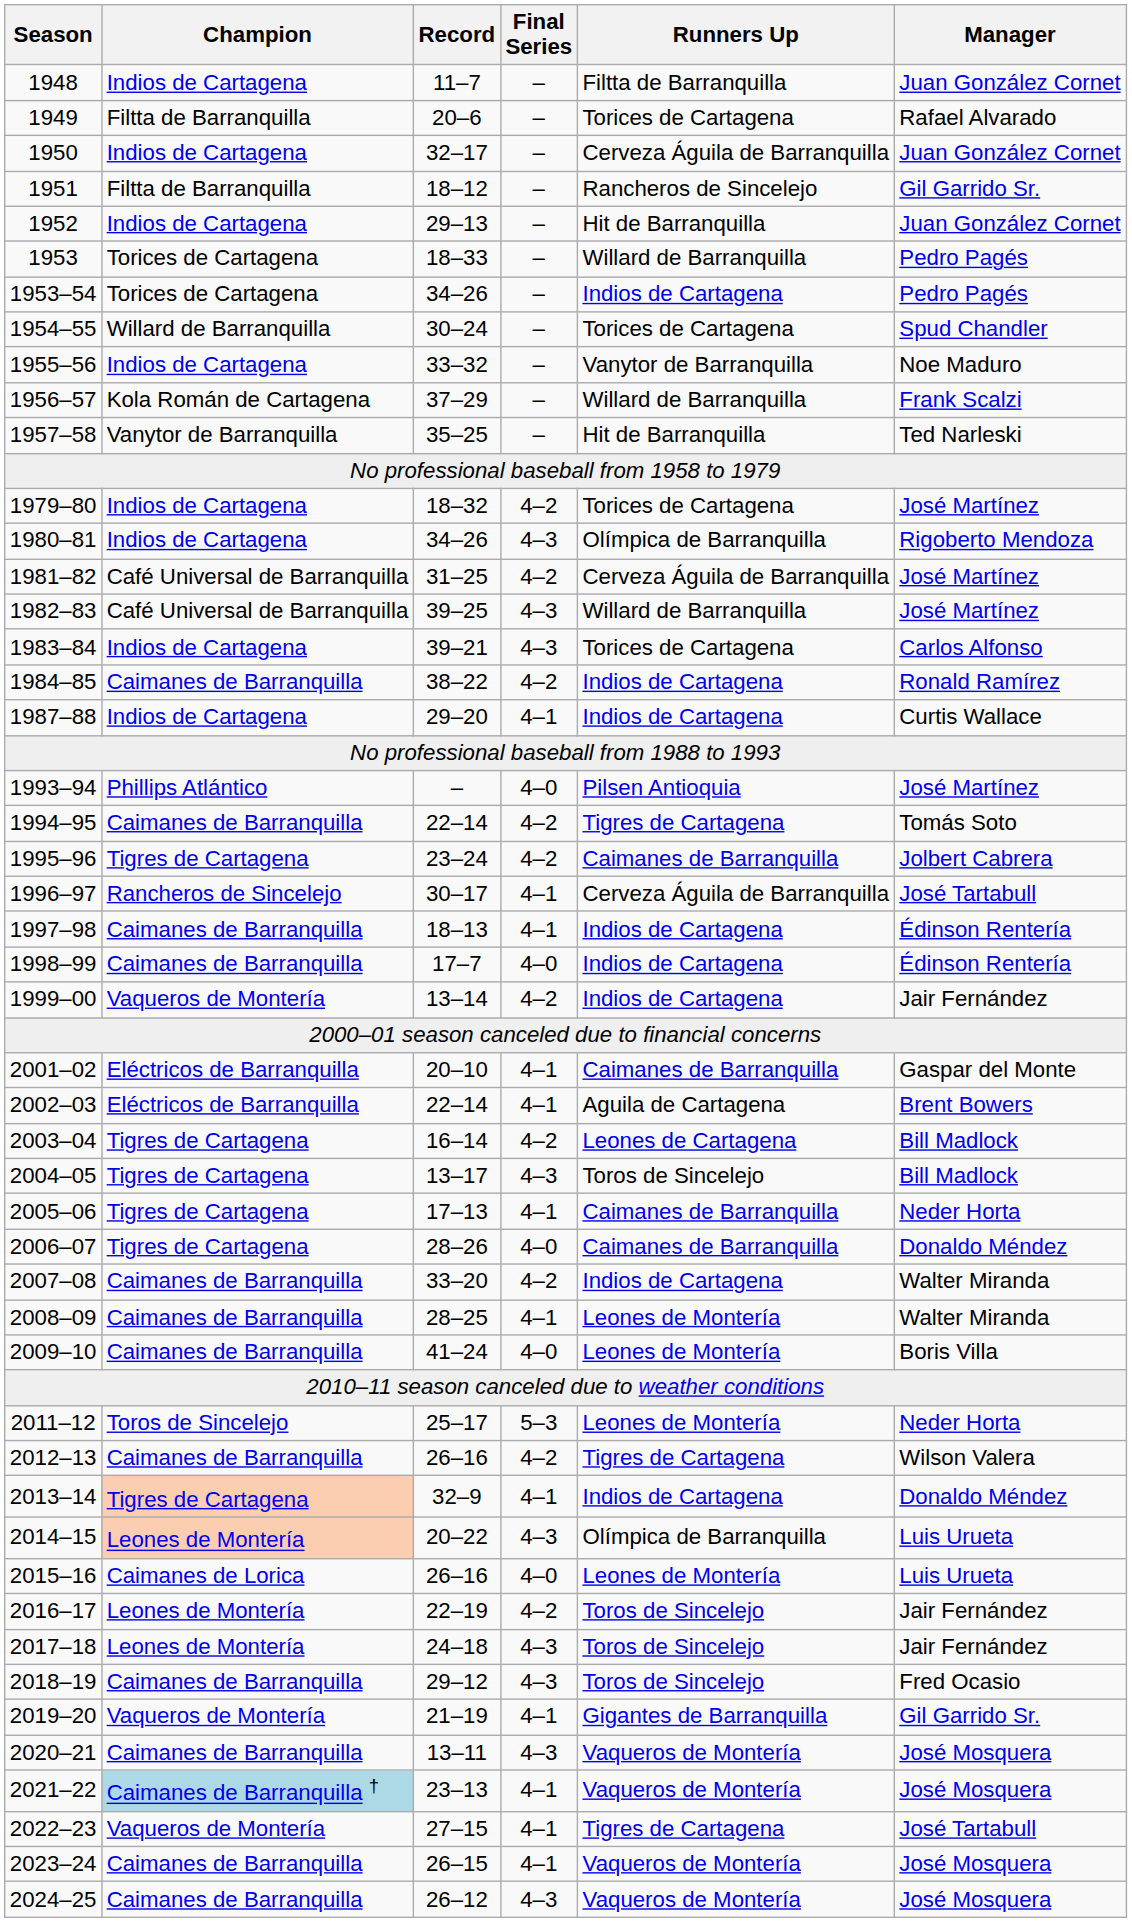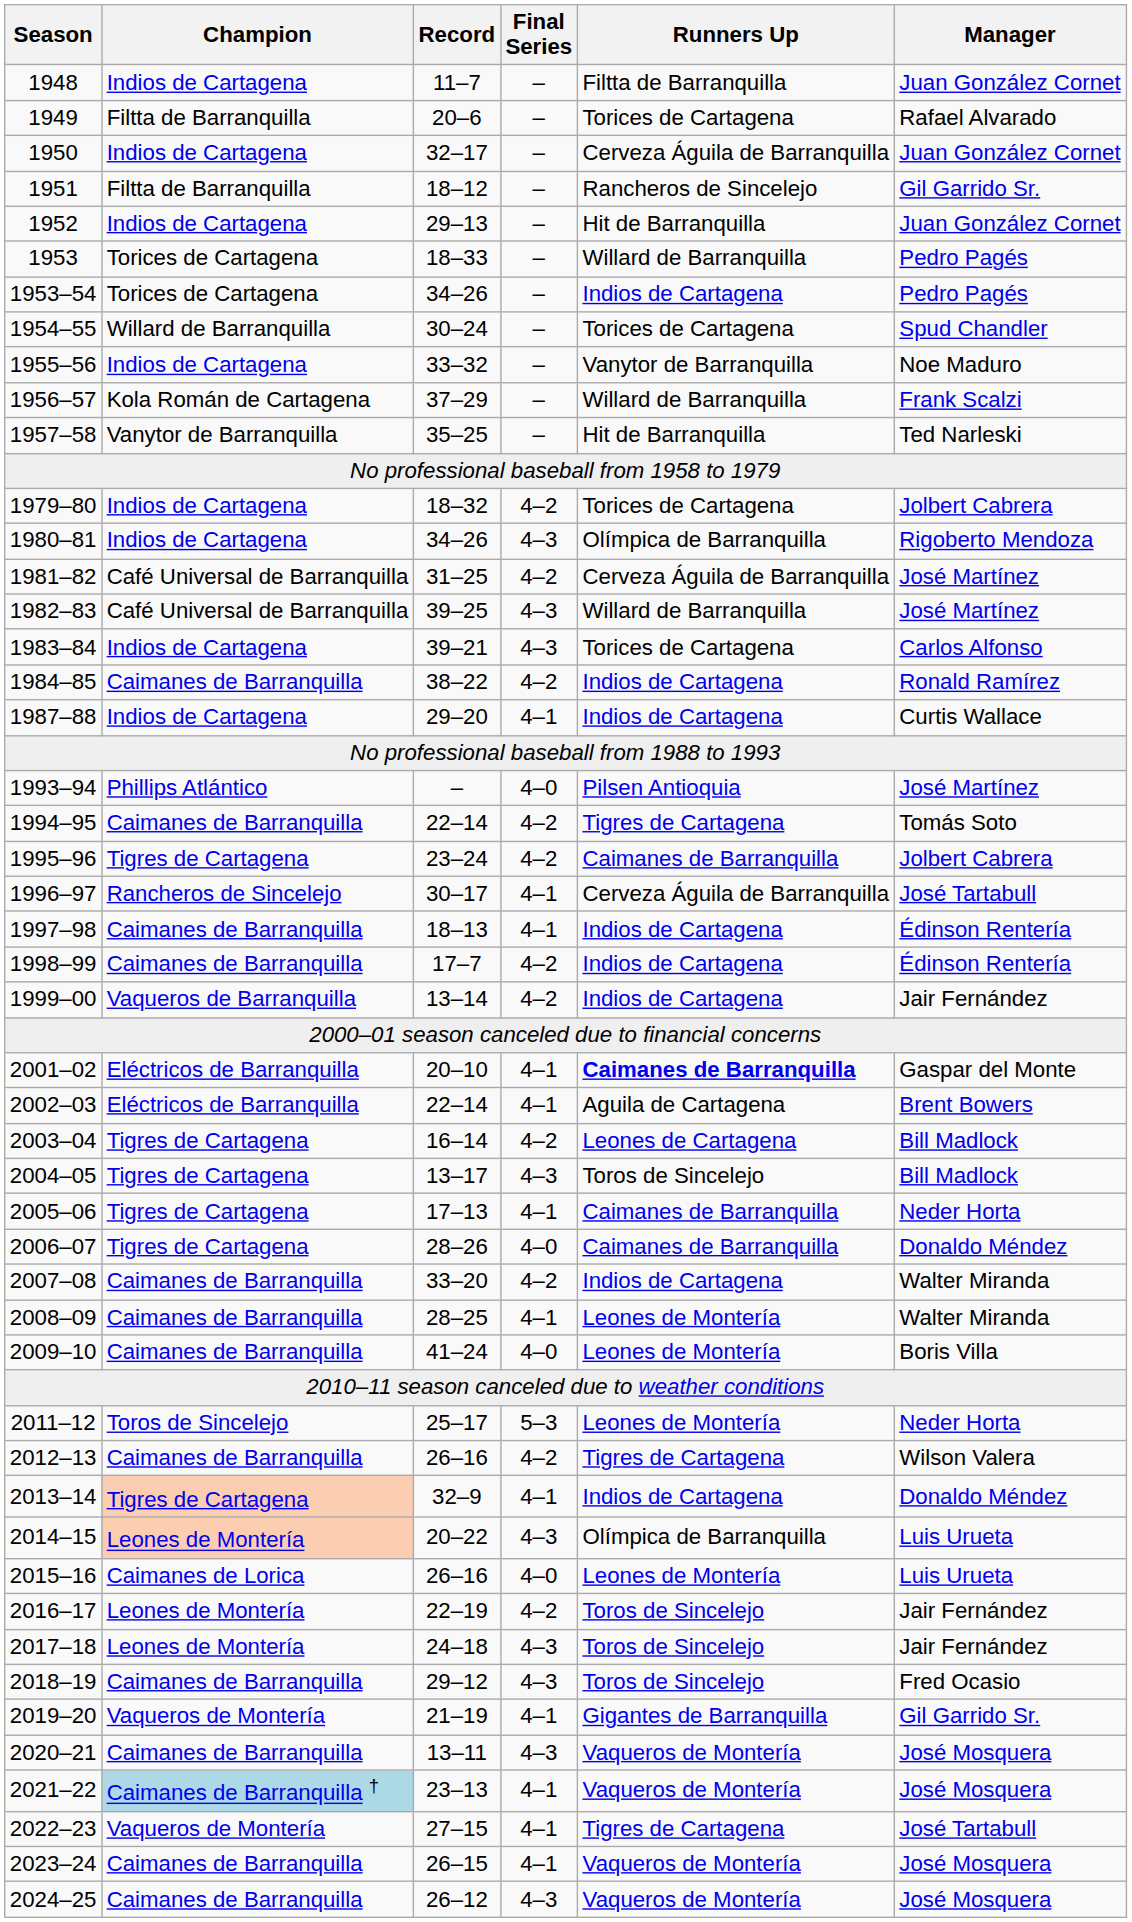(969, 505) José Martínez -> (976, 505) Jolbert Cabrera
(539, 964) 4–0 -> (539, 964) 4–2
(216, 999) Vaqueros de Montería -> (231, 999) Vaqueros de Barranquilla
(710, 1070) normal -> (719, 1070) bold
